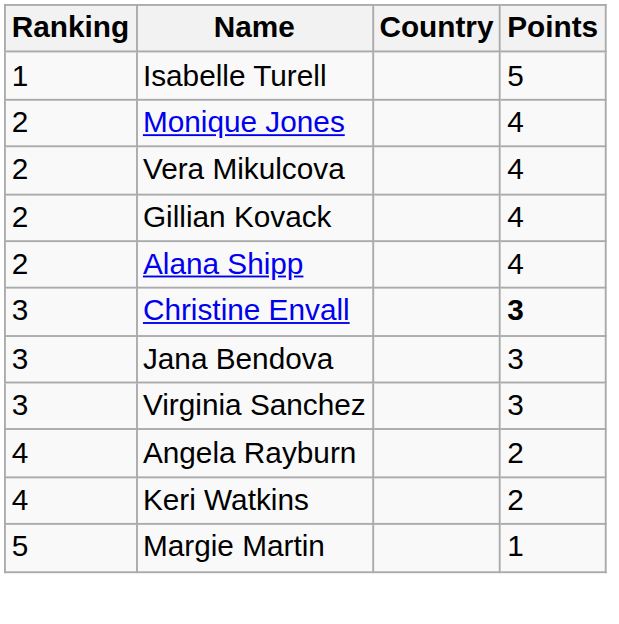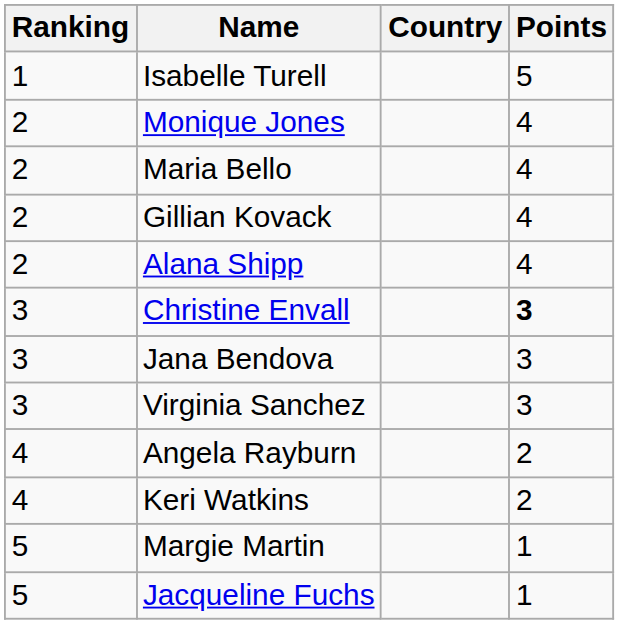- row: (244, 169)
+ row: (217, 169)
+ row: (259, 594)
